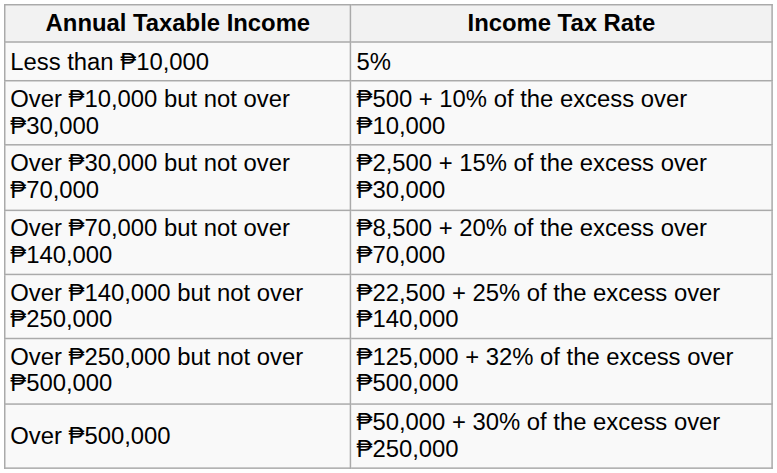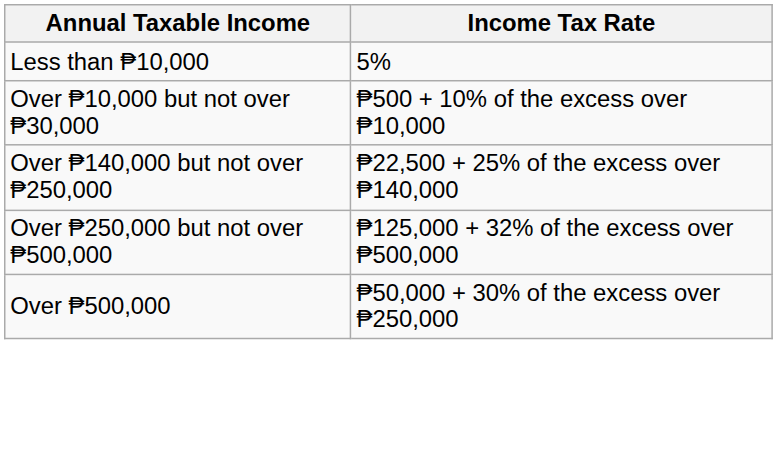- row: (150, 177)
- row: (150, 241)
